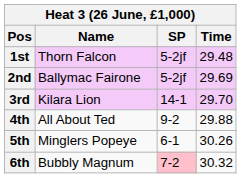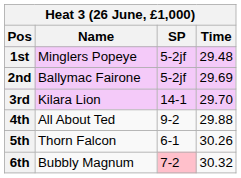(77, 57) Thorn Falcon -> (87, 57) Minglers Popeye
(87, 141) Minglers Popeye -> (77, 141) Thorn Falcon
